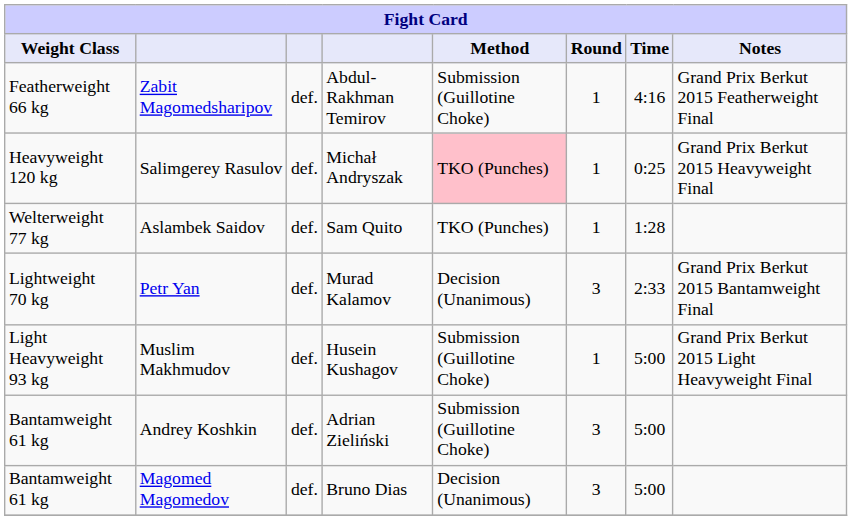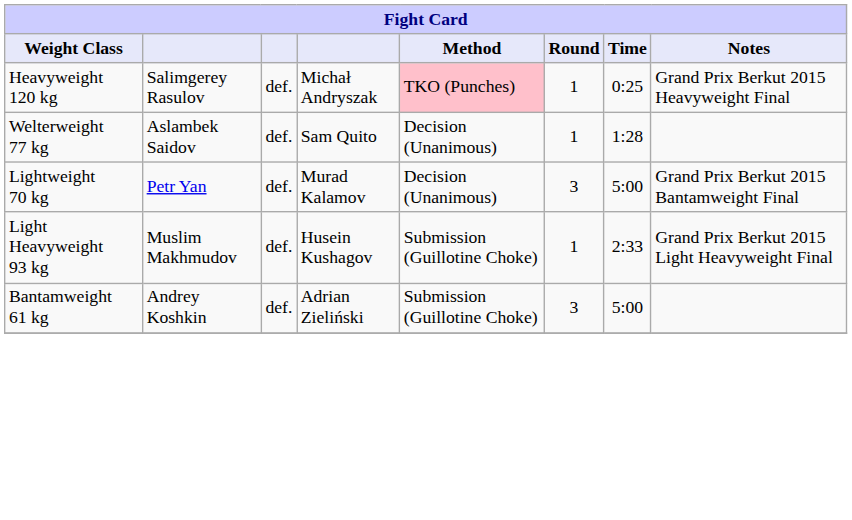- row: (206, 97)
(493, 228) TKO (Punches) -> (450, 137) Decision (Unanimous)
(650, 288) 2:33 -> (627, 187) 5:00
(650, 359) 5:00 -> (627, 247) 2:33
- row: (184, 489)
